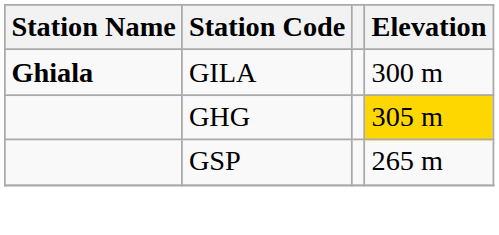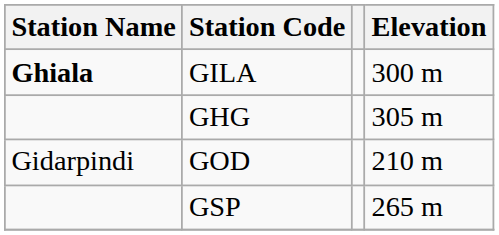(407, 116) gold background -> (407, 116) no background
+ row: (220, 161)
